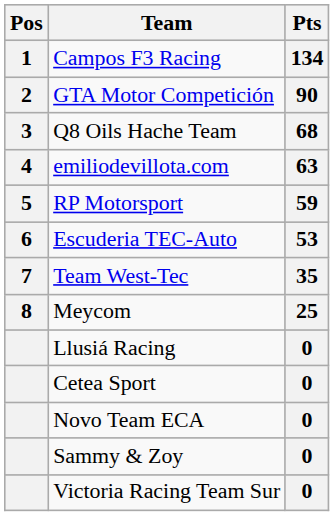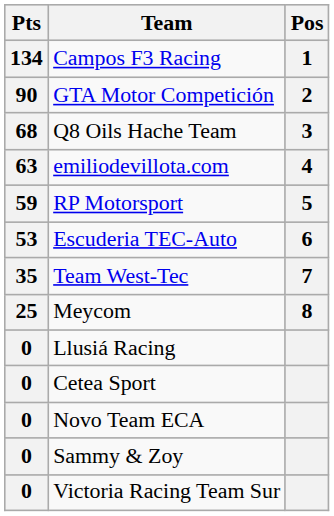columns swapped: (26, 22) <-> (307, 22)
